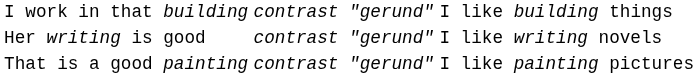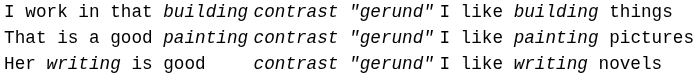rows swapped: (126, 64) <-> (105, 38)
